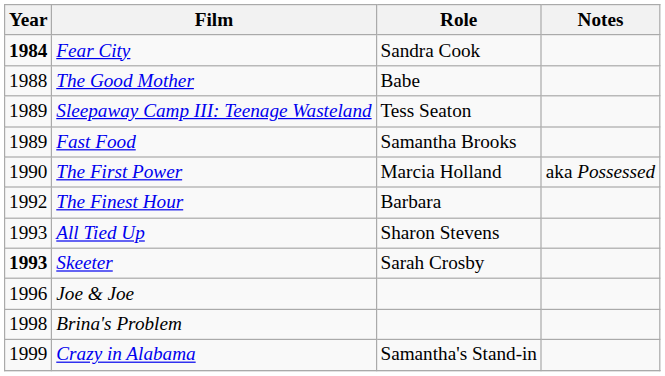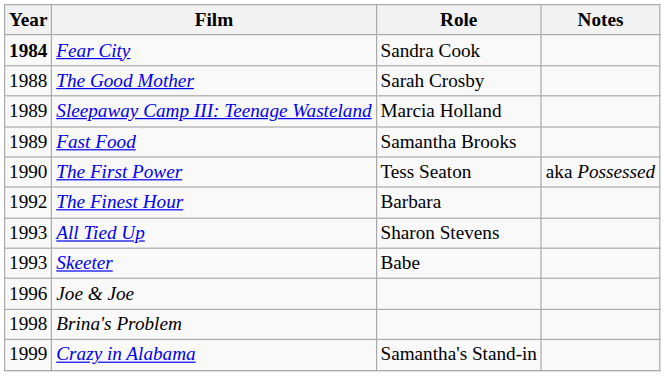(400, 80) Babe -> (432, 80) Sarah Crosby
(426, 111) Tess Seaton -> (441, 111) Marcia Holland
(441, 171) Marcia Holland -> (426, 171) Tess Seaton
(28, 263) bold -> (28, 263) normal
(432, 263) Sarah Crosby -> (400, 263) Babe
